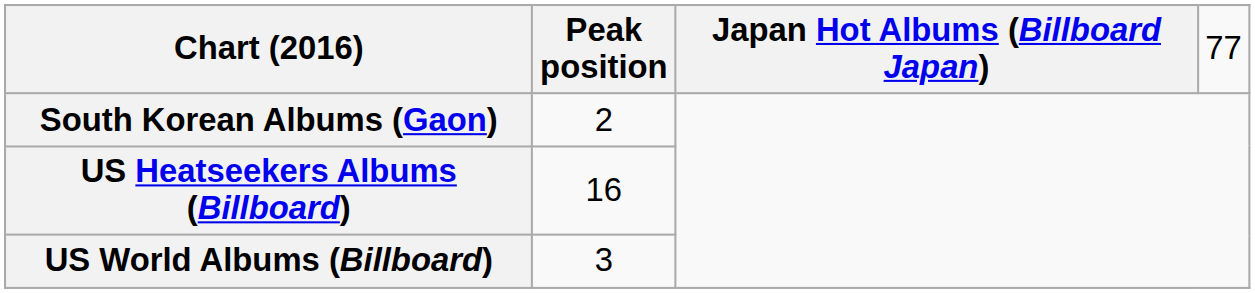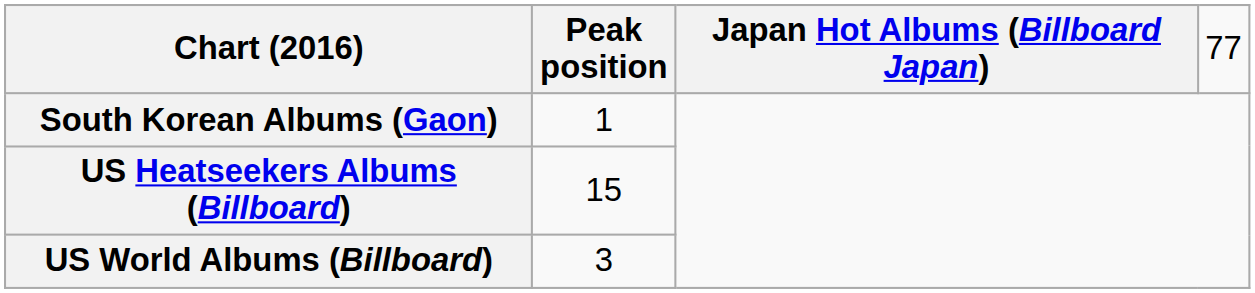(604, 119) 2 -> (604, 119) 1
(604, 189) 16 -> (604, 189) 15
